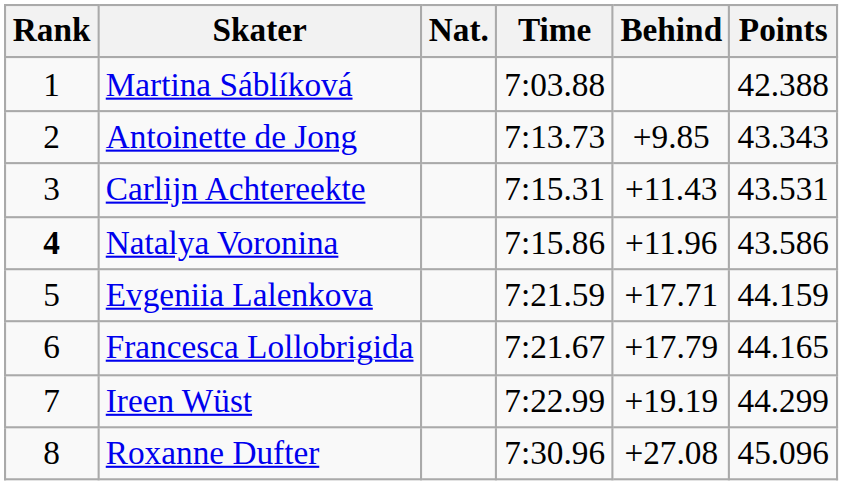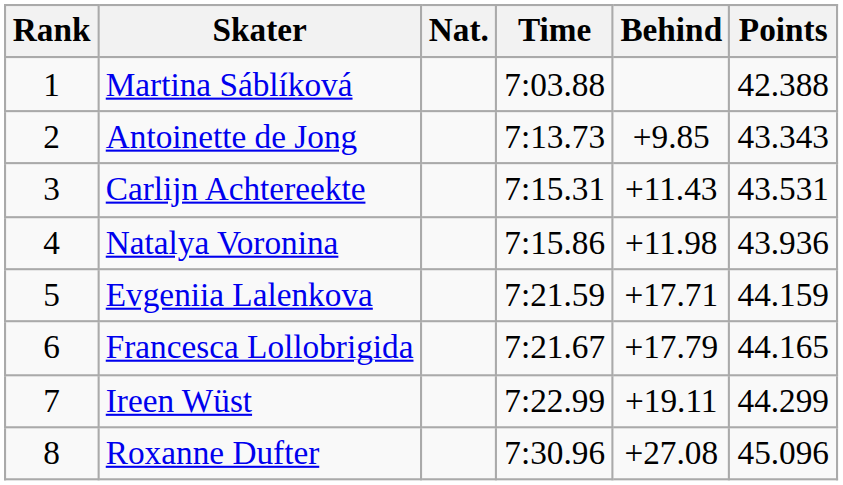(52, 242) bold -> (52, 242) normal
(671, 242) +11.96 -> (671, 242) +11.98
(783, 242) 43.586 -> (783, 242) 43.936
(671, 400) +19.19 -> (671, 400) +19.11
